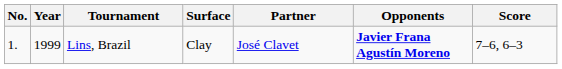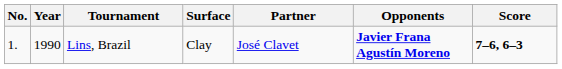(47, 44) 1999 -> (47, 44) 1990
(499, 44) normal -> (499, 44) bold
